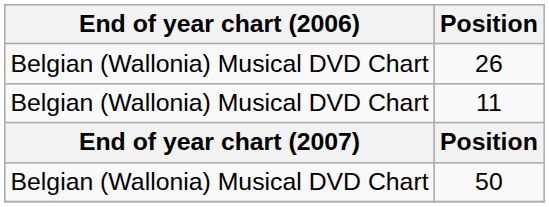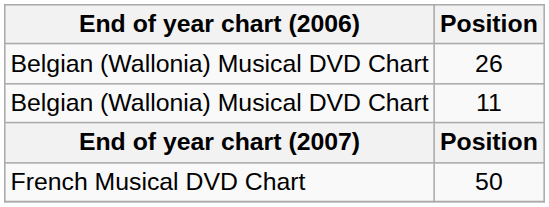(220, 181) Belgian (Wallonia) Musical DVD Chart -> (158, 181) French Musical DVD Chart
